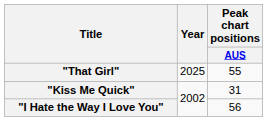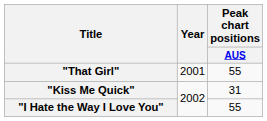(193, 72) 2025 -> (193, 72) 2001
(235, 107) 56 -> (235, 107) 55
